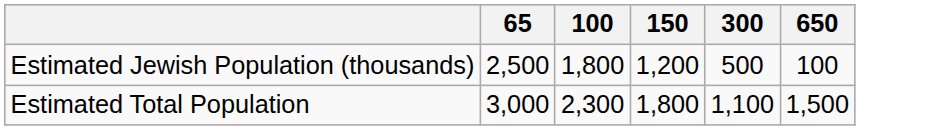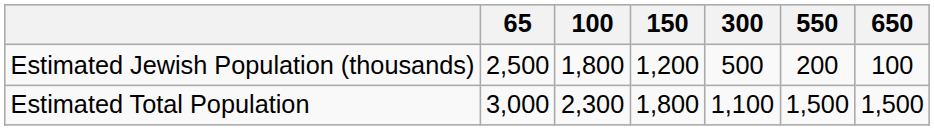+ column: (817, 24)
